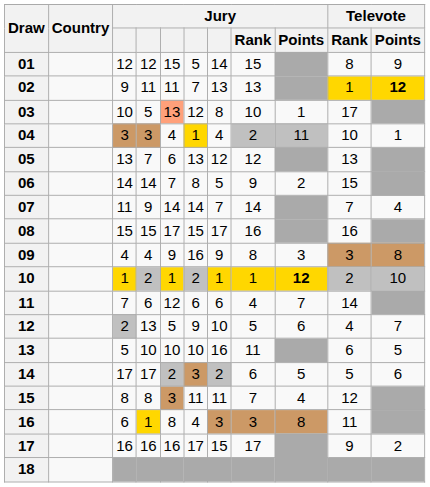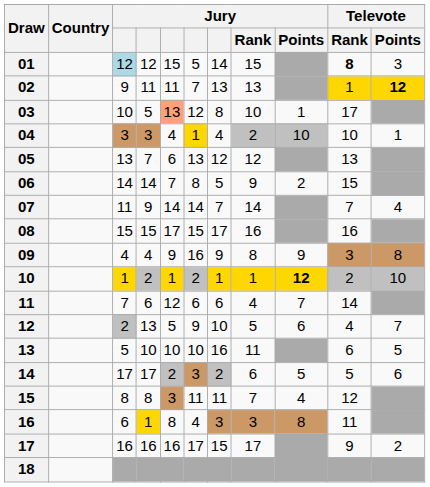(125, 64) no background -> (125, 64) lightblue background
(350, 64) normal -> (350, 64) bold
(398, 64) 9 -> (398, 64) 3
(301, 135) 11 -> (301, 135) 10
(301, 254) 3 -> (301, 254) 9
